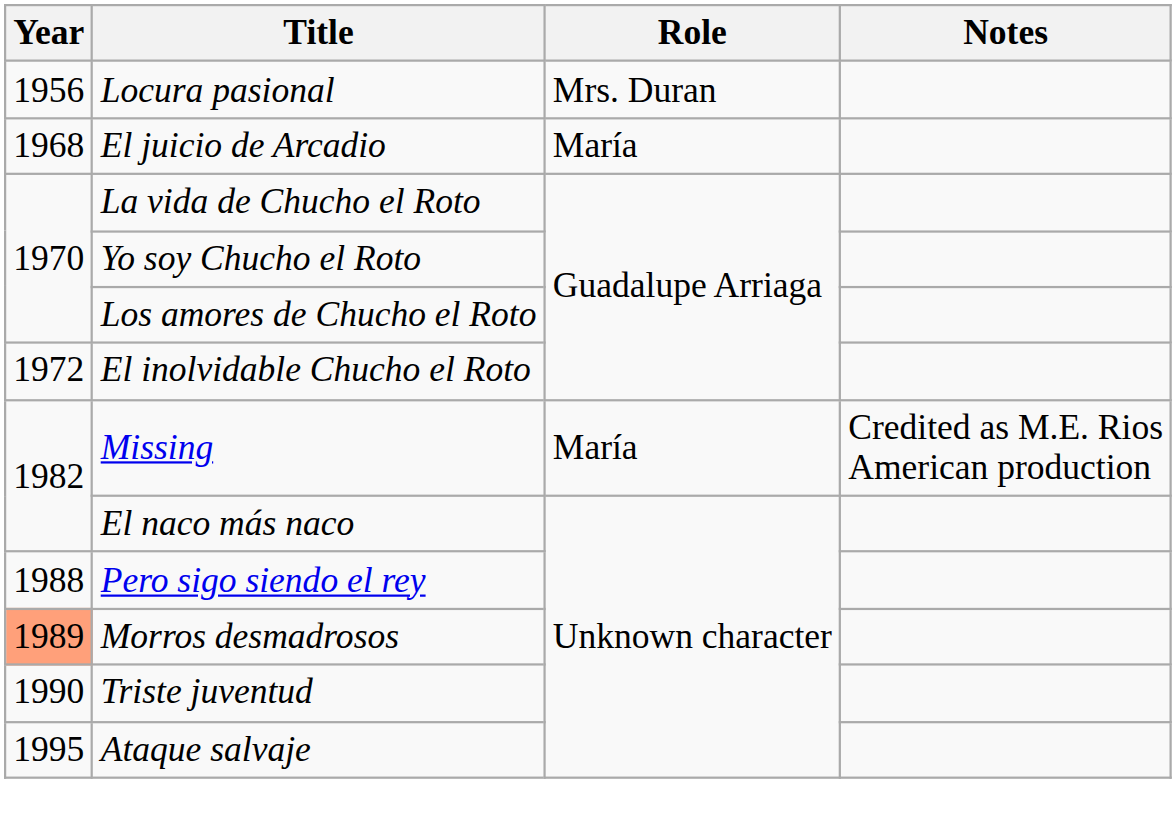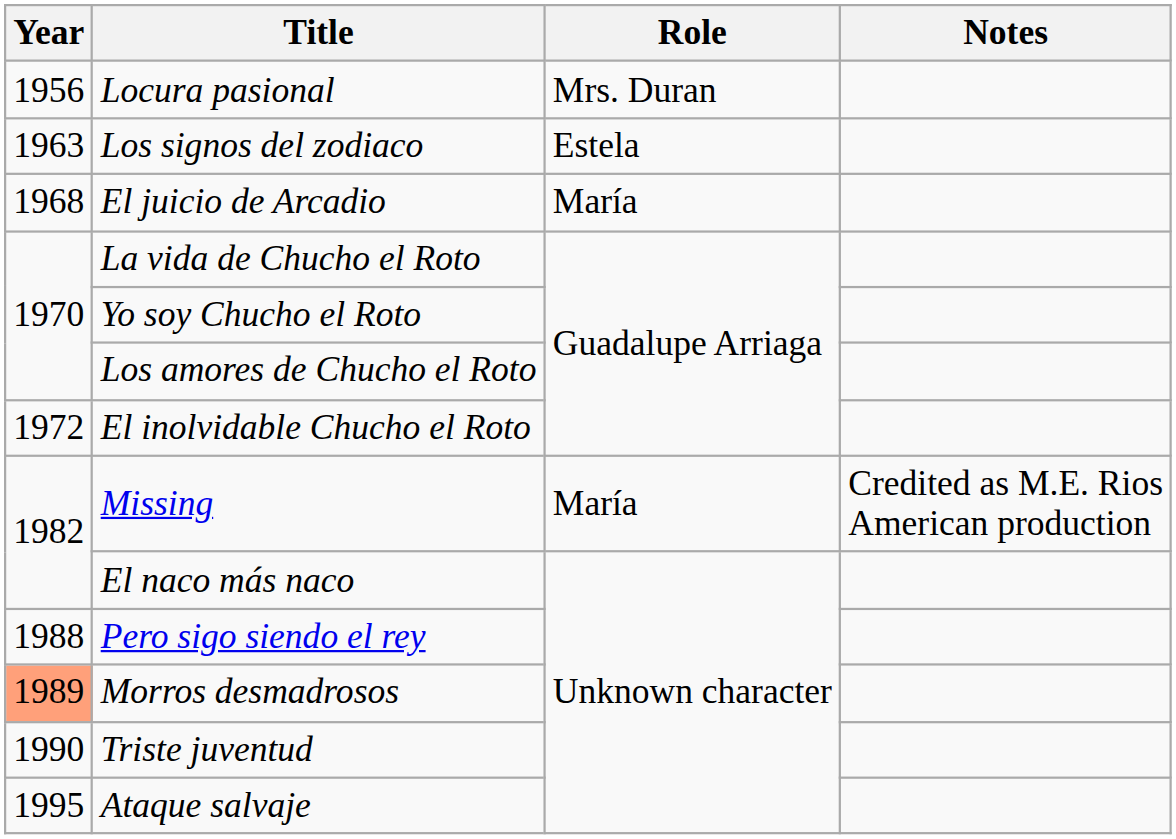+ row: (262, 145)
